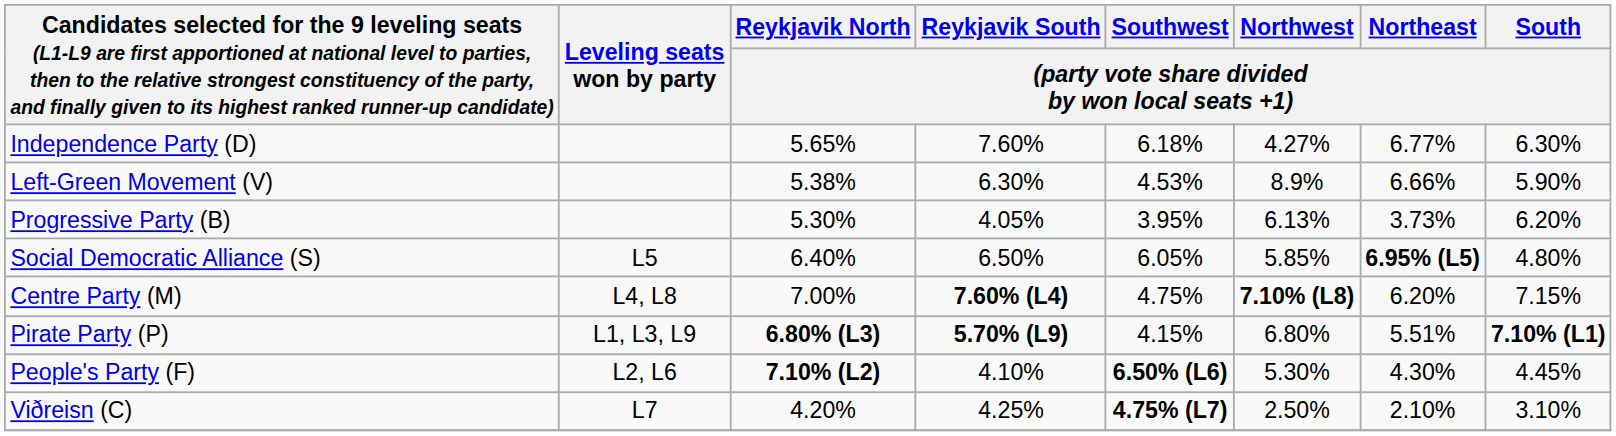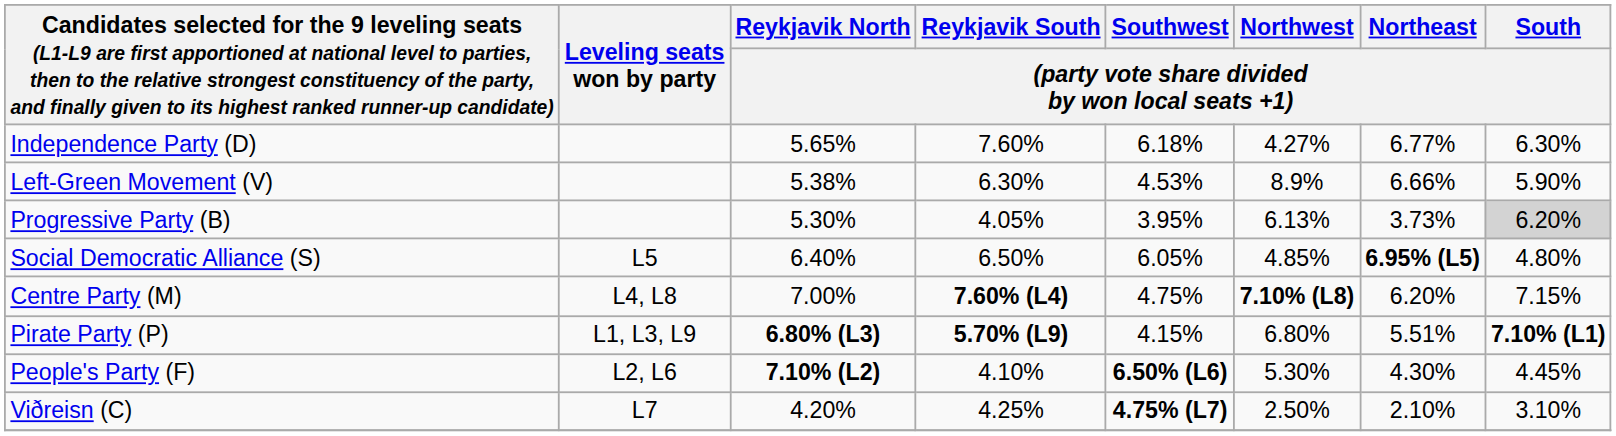(1548, 220) no background -> (1548, 220) lightgrey background
(1297, 258) 5.85% -> (1297, 258) 4.85%
